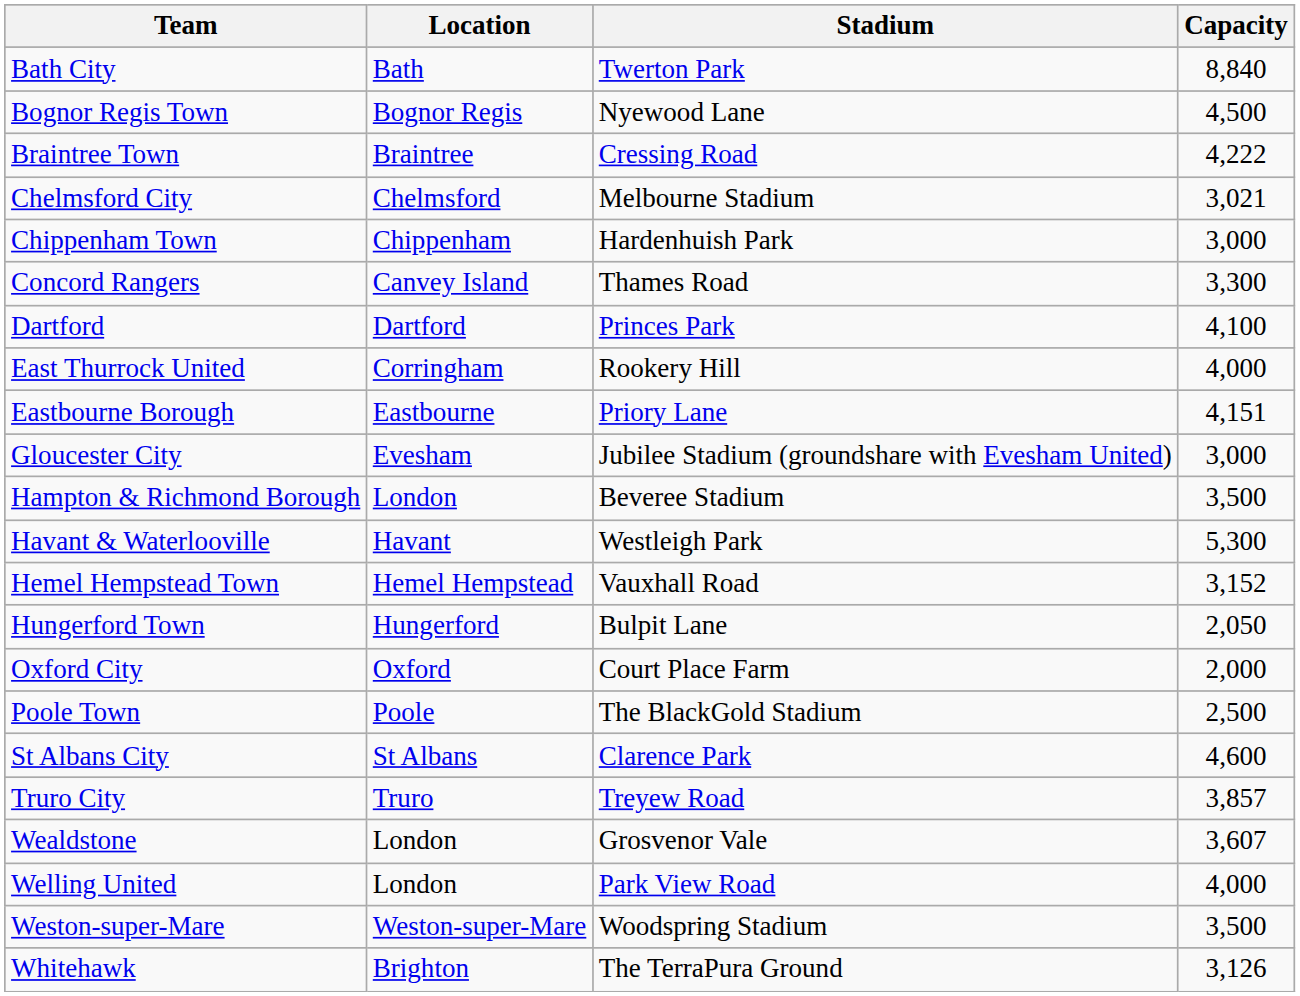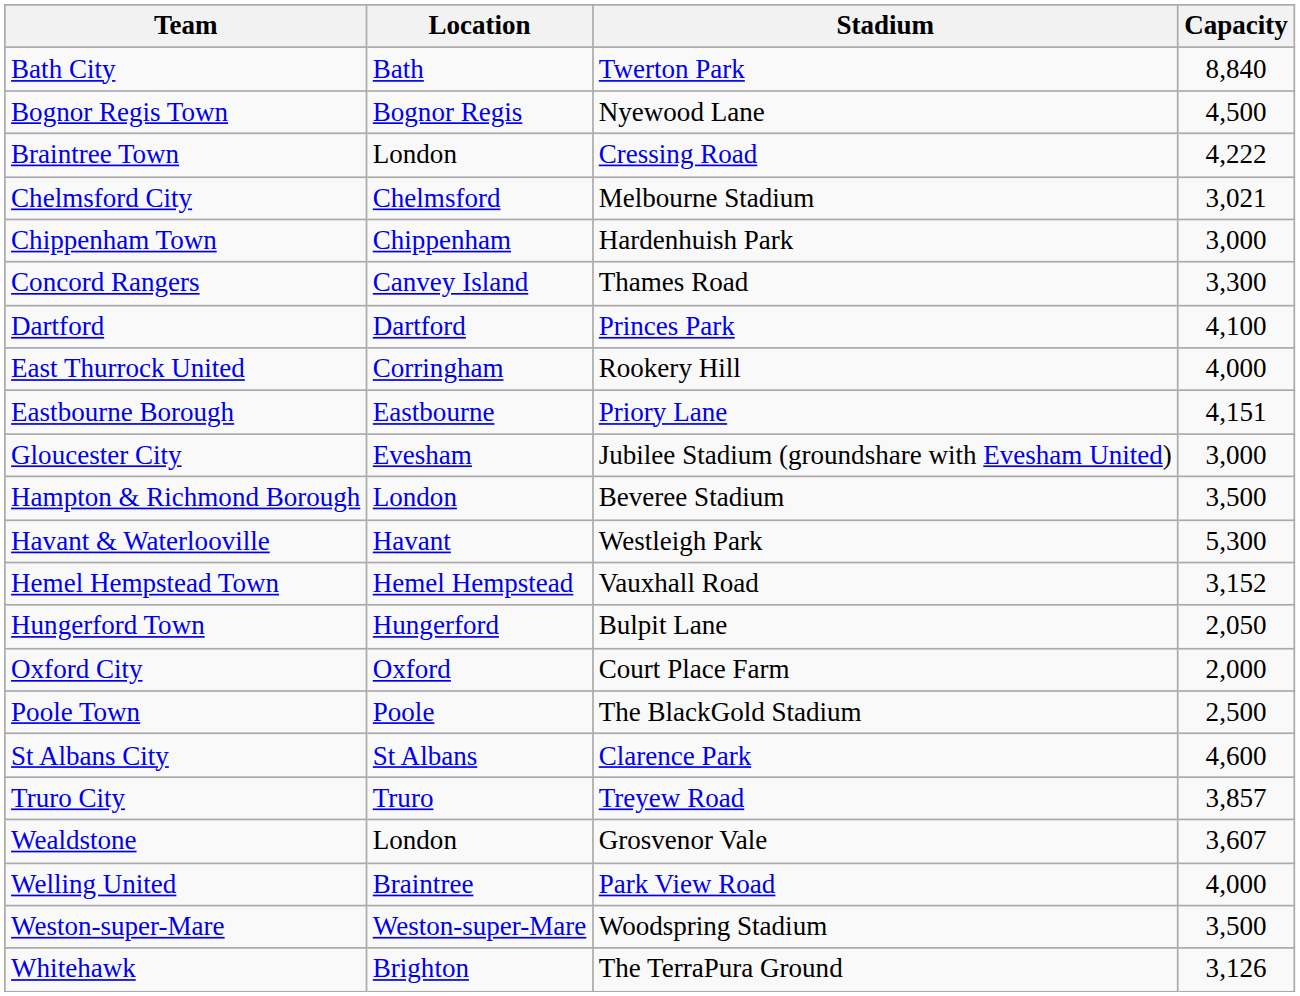(423, 154) Braintree -> (415, 154) London
(415, 883) London -> (423, 883) Braintree
